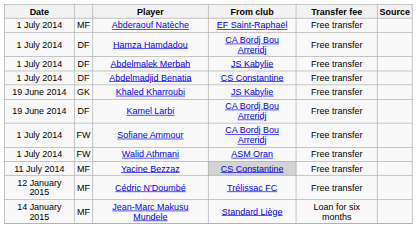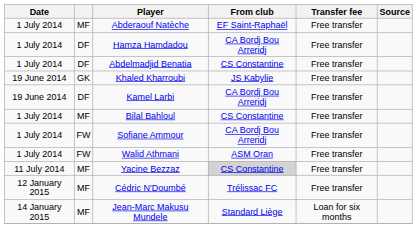- row: (150, 63)
+ row: (150, 116)
